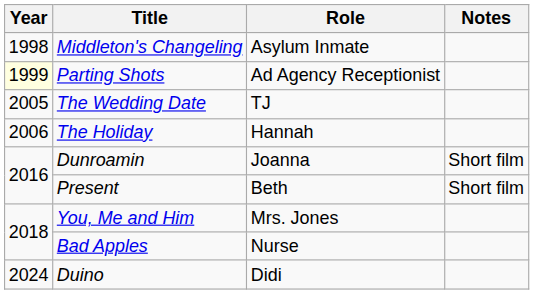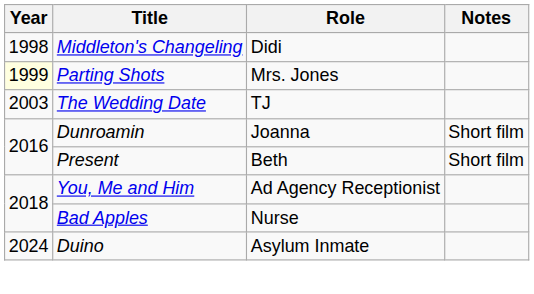(310, 47) Asylum Inmate -> (266, 47) Didi
(345, 75) Ad Agency Receptionist -> (295, 75) Mrs. Jones
(29, 103) 2005 -> (29, 103) 2003
- row: (105, 132)
(295, 217) Mrs. Jones -> (345, 189) Ad Agency Receptionist
(266, 274) Didi -> (310, 246) Asylum Inmate
